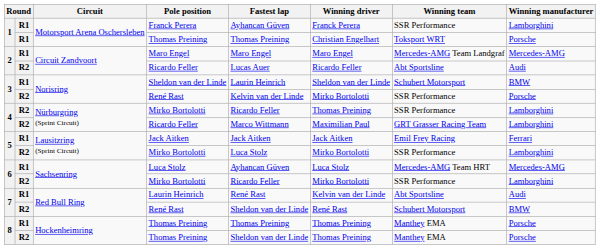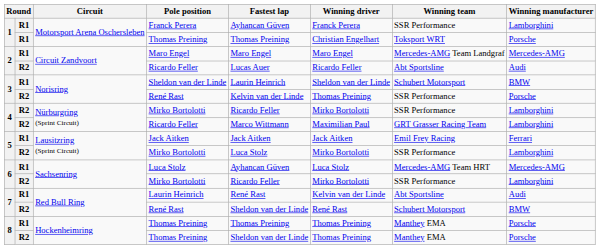(341, 95) Mirko Bortolotti -> (342, 95) Thomas Preining
(342, 110) Thomas Preining -> (341, 110) Mirko Bortolotti
